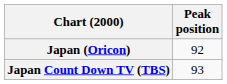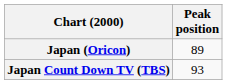(197, 49) 92 -> (197, 49) 89
